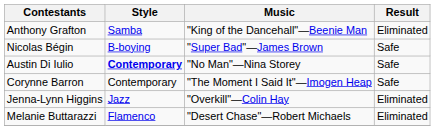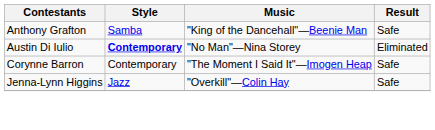(402, 30) Eliminated -> (388, 30) Safe
- row: (40, 47)
(388, 64) Safe -> (402, 47) Eliminated
(402, 99) Eliminated -> (388, 82) Safe
- row: (52, 116)
